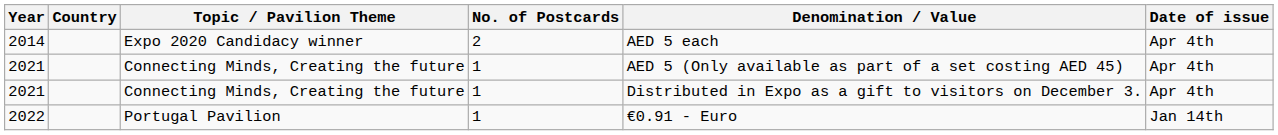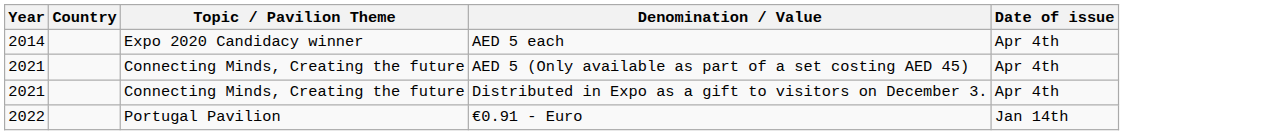- column: (546, 17)
